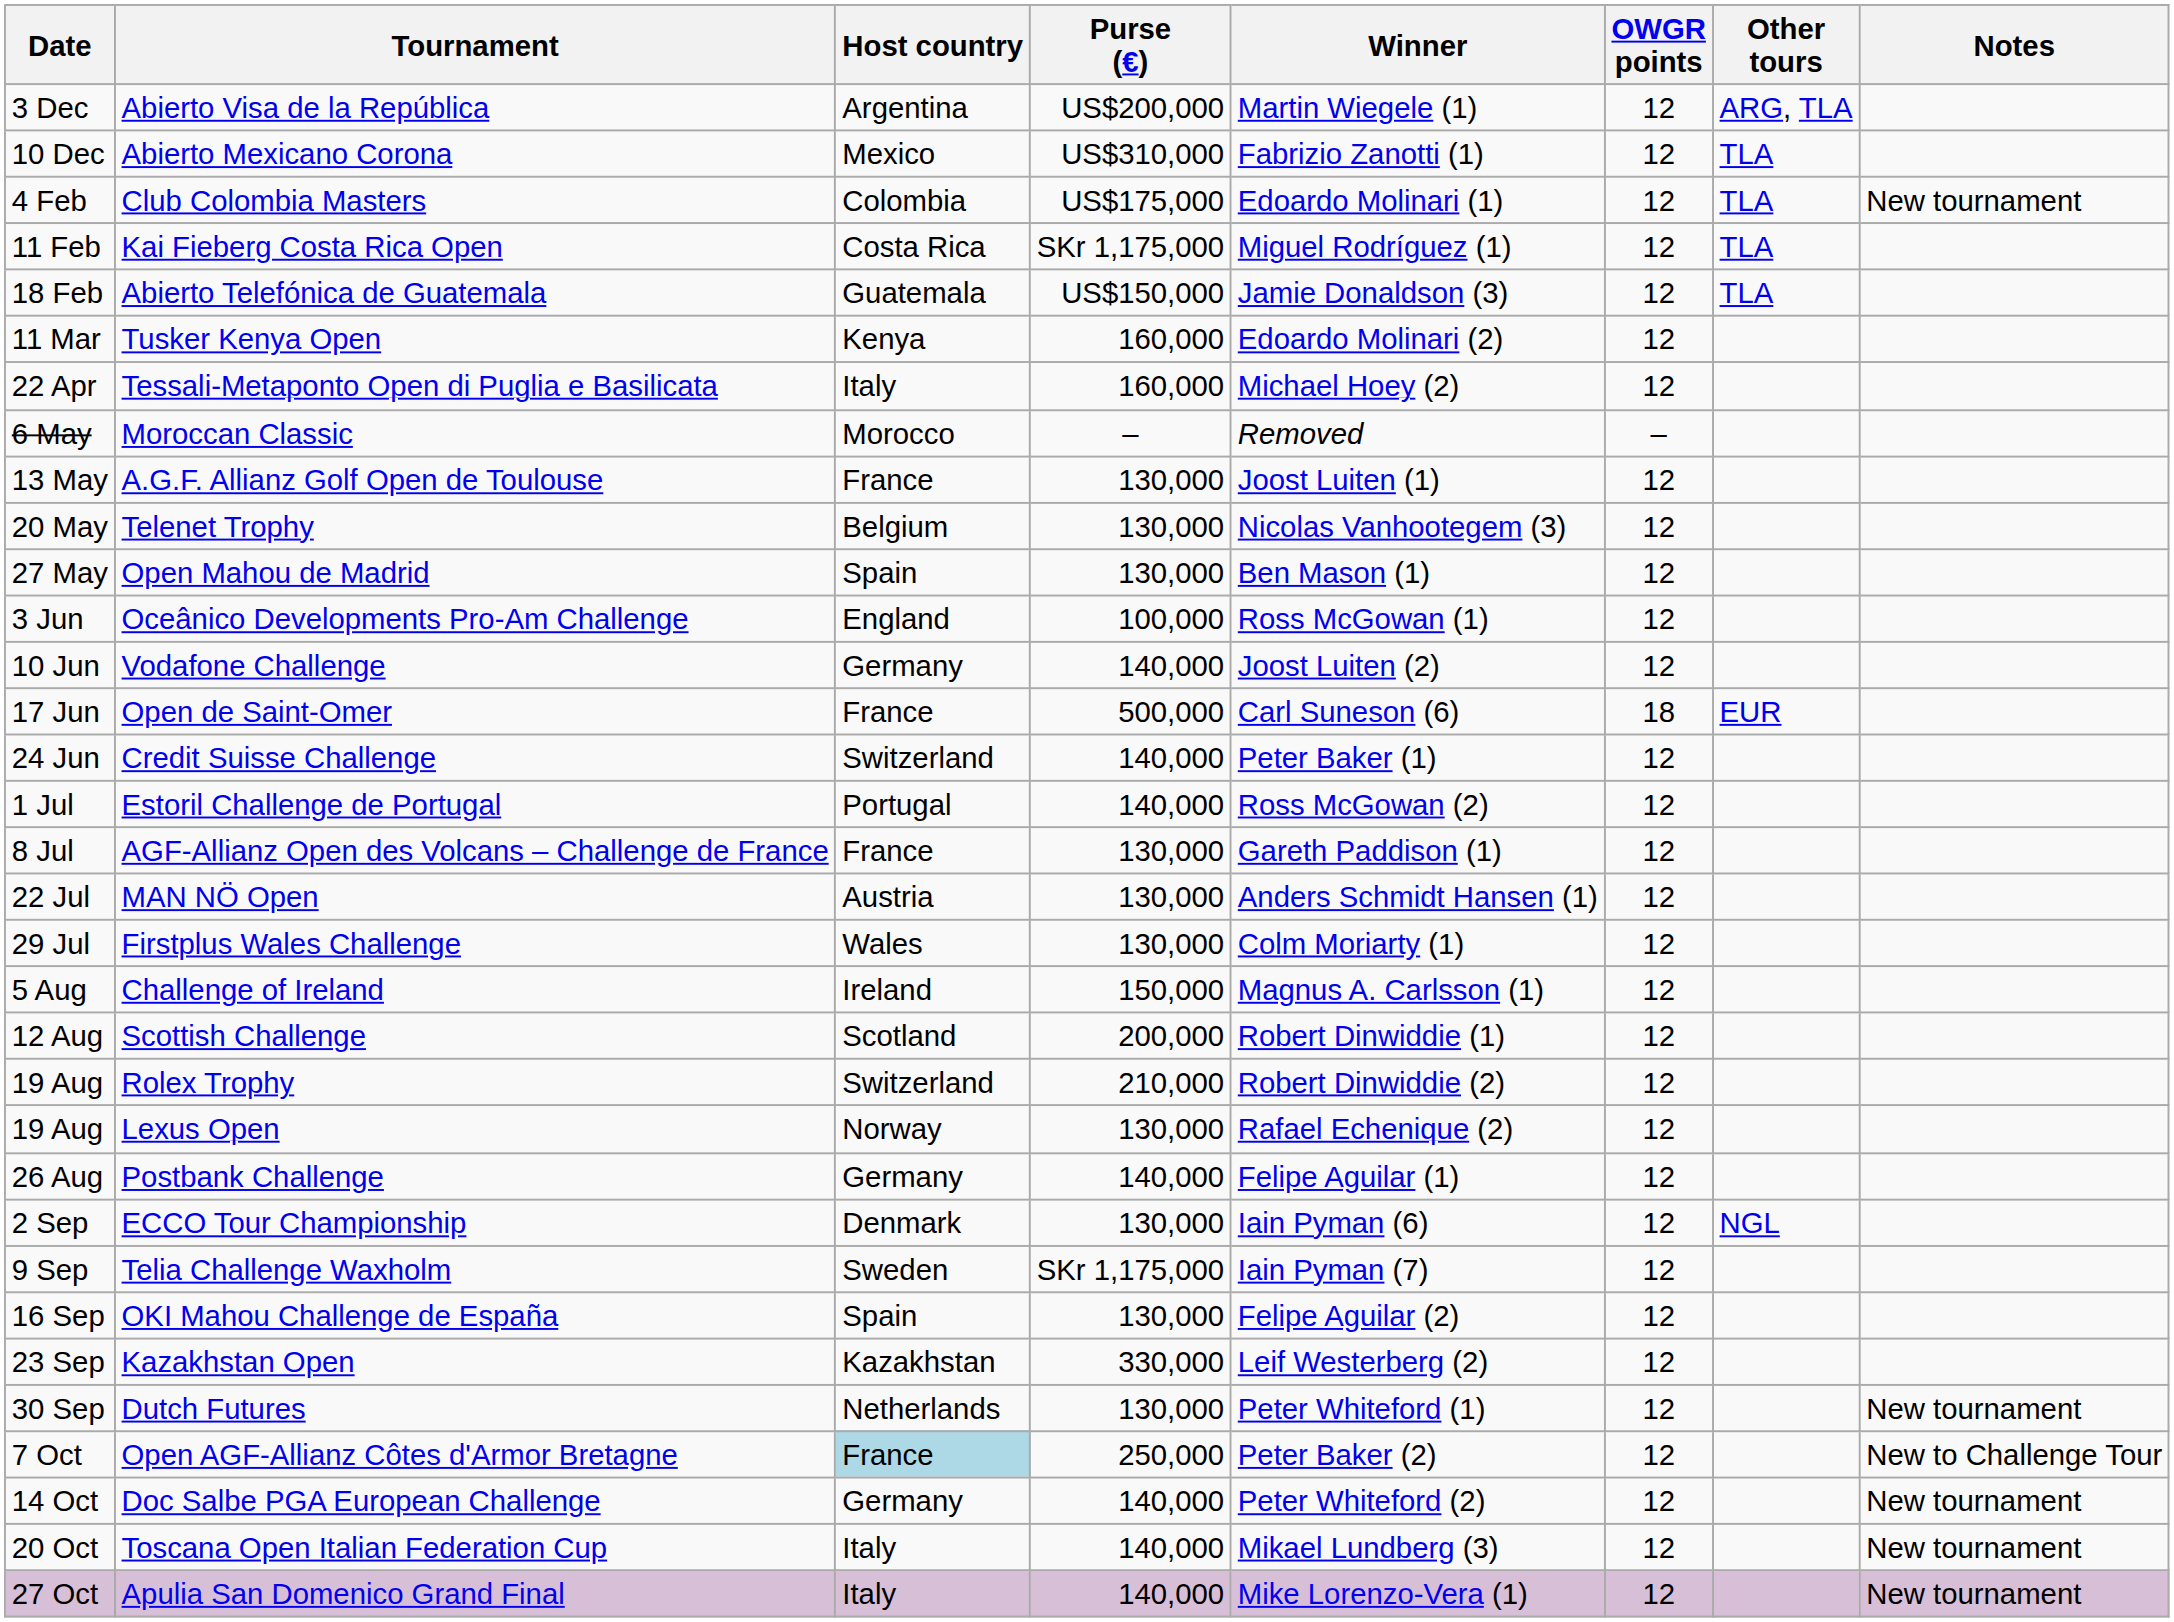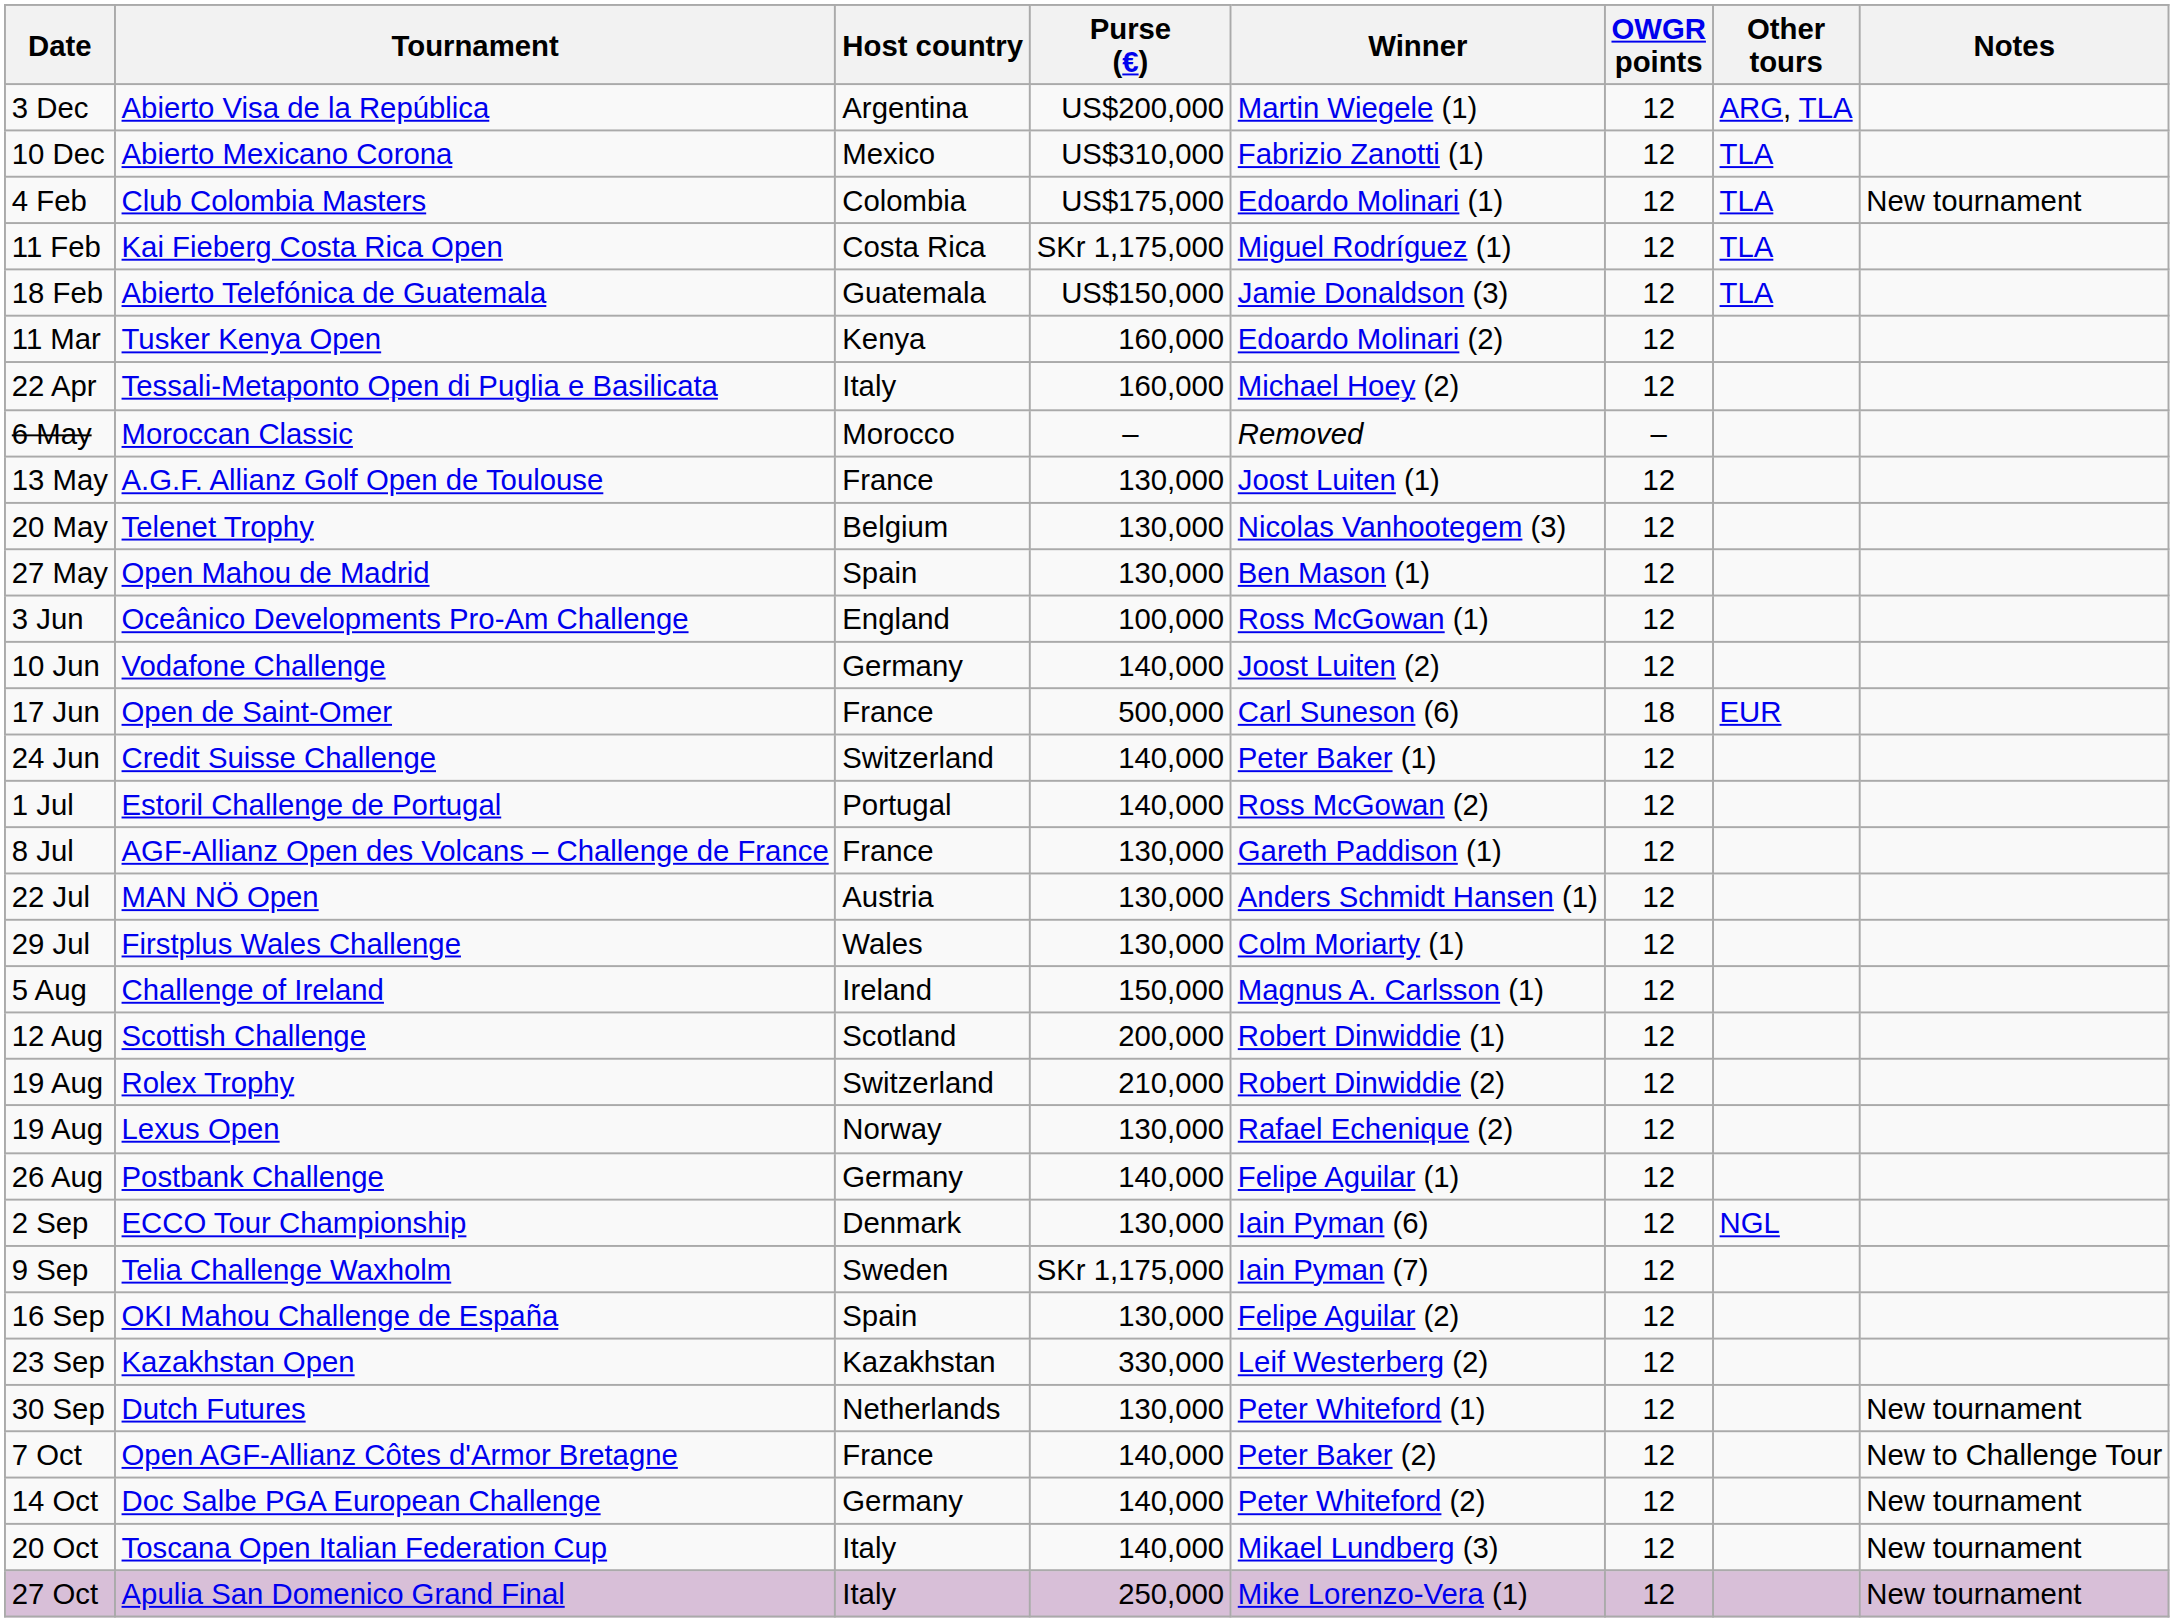(888, 1454) lightblue background -> (888, 1454) no background
(1171, 1454) 250,000 -> (1171, 1454) 140,000
(1171, 1594) 140,000 -> (1171, 1594) 250,000
